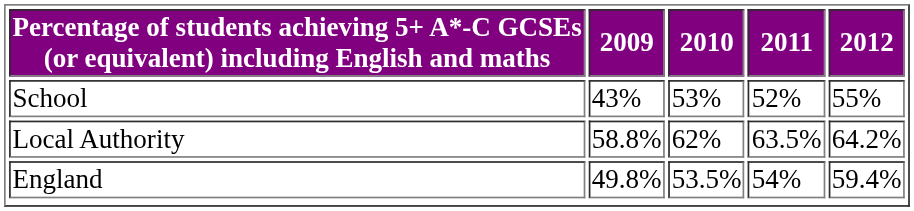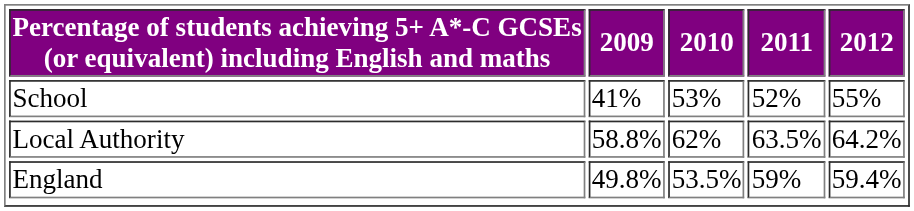(617, 98) 43% -> (617, 98) 41%
(777, 179) 54% -> (777, 179) 59%
